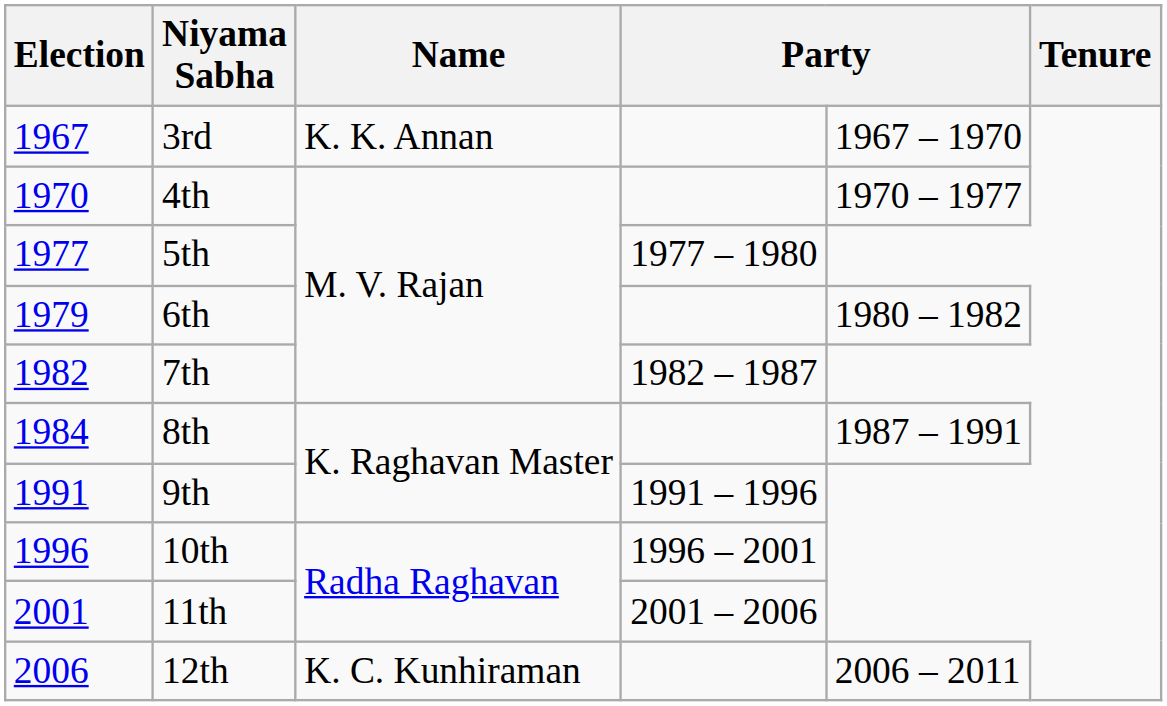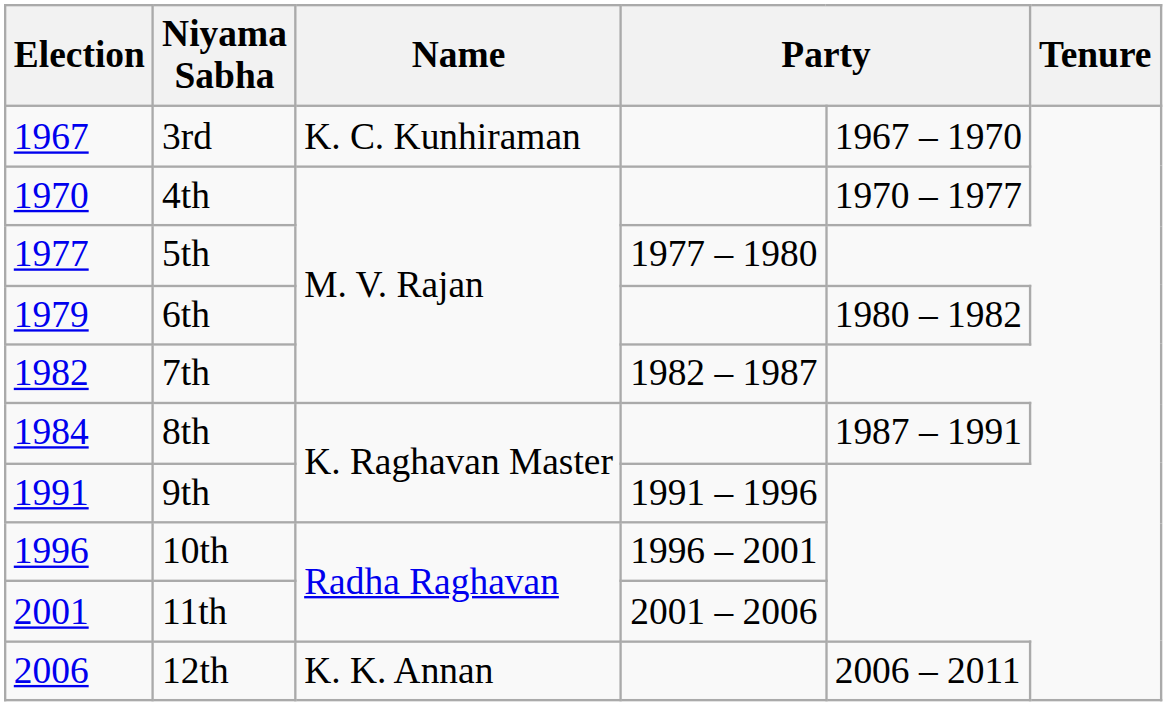(399, 135) K. K. Annan -> (442, 135) K. C. Kunhiraman
(442, 670) K. C. Kunhiraman -> (399, 670) K. K. Annan
